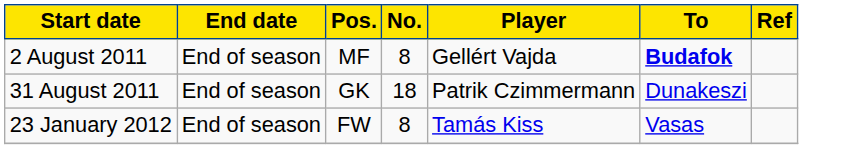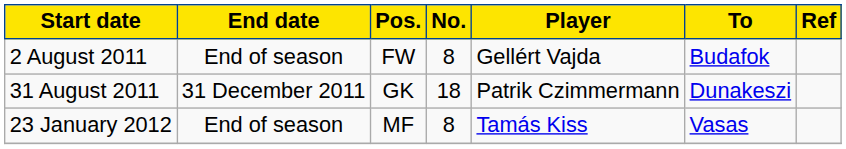(354, 56) MF -> (398, 56) FW
(689, 56) bold -> (730, 56) normal
(251, 90) End of season -> (274, 90) 31 December 2011
(354, 125) FW -> (398, 125) MF
